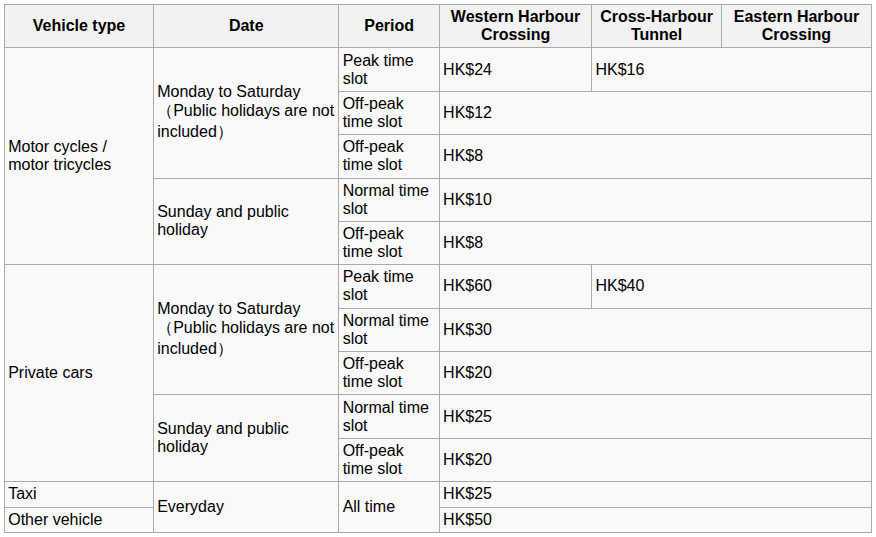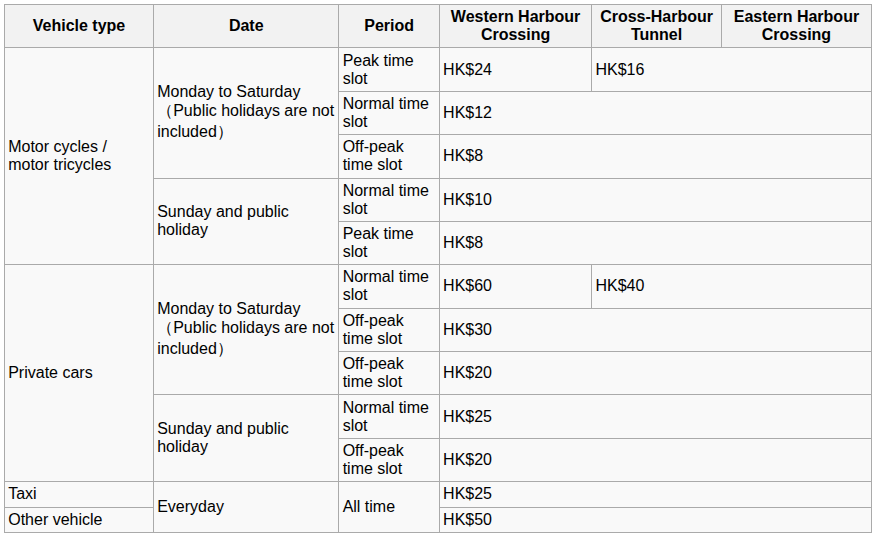(373, 112) Off-peak time slot -> (386, 112) Normal time slot
(373, 243) Off-peak time slot -> (378, 243) Peak time slot
(378, 286) Peak time slot -> (386, 286) Normal time slot
(386, 329) Normal time slot -> (373, 329) Off-peak time slot
